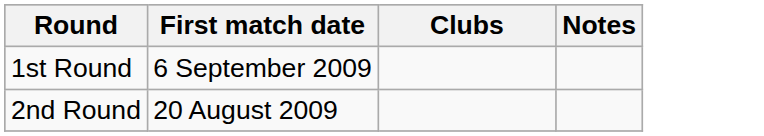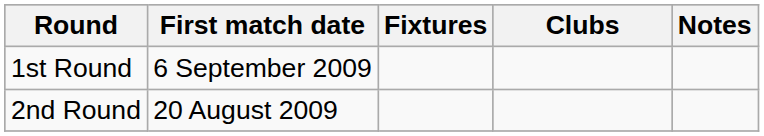+ column: (436, 25)
